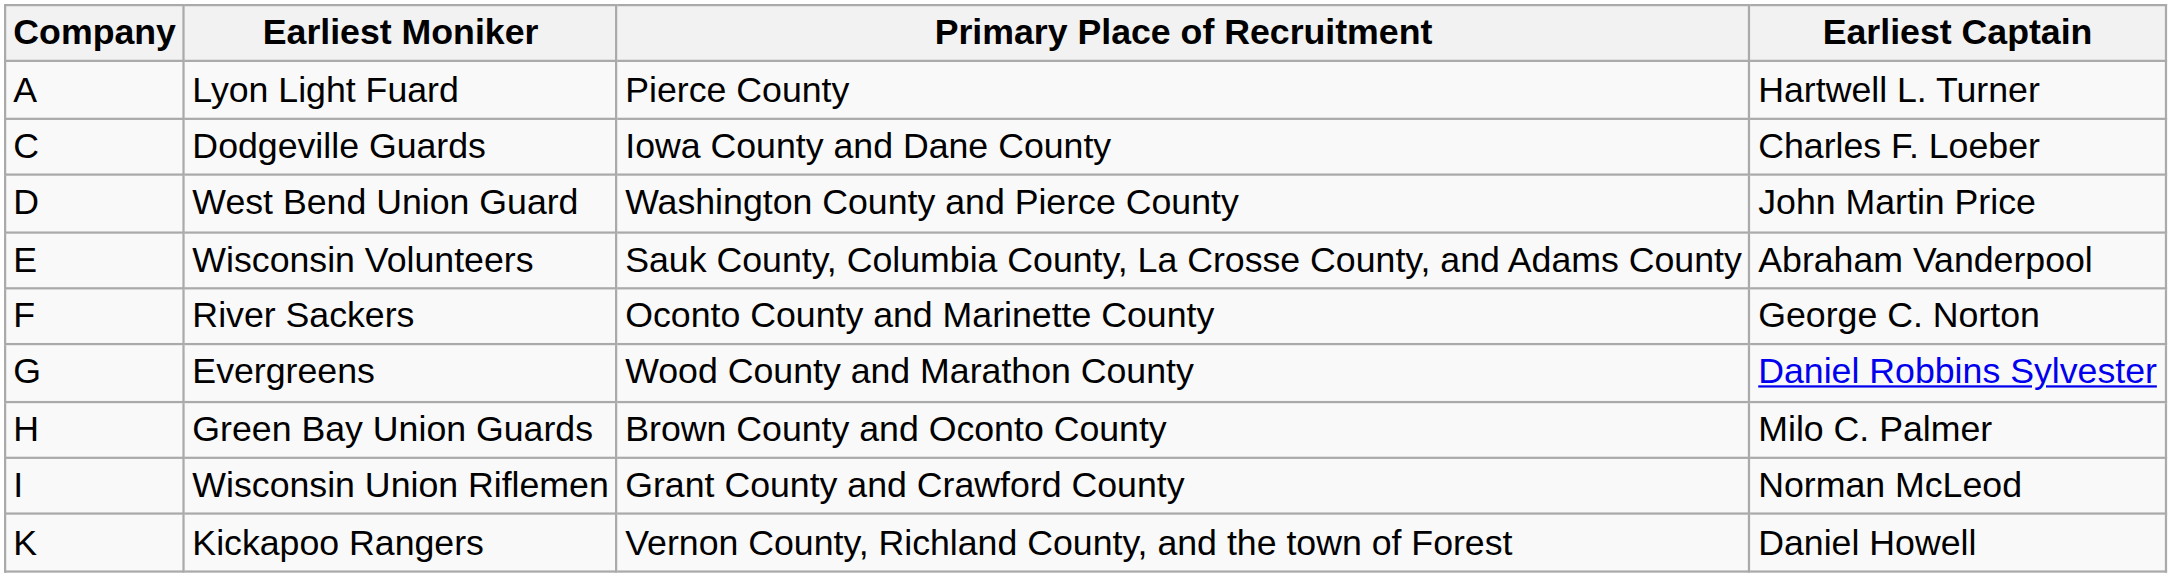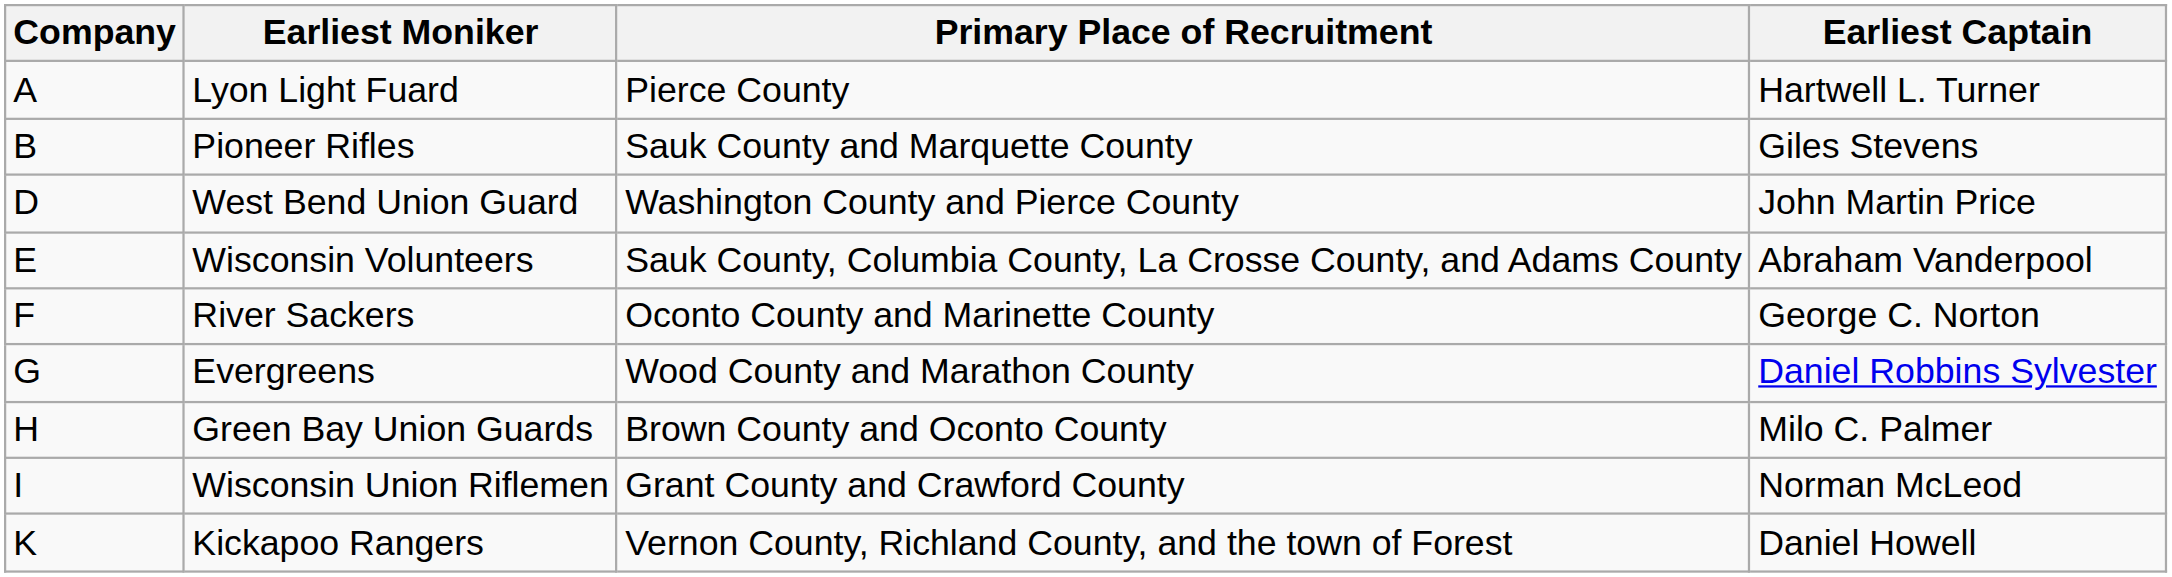+ row: (303, 145)
- row: (339, 145)
